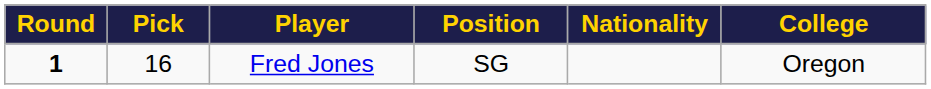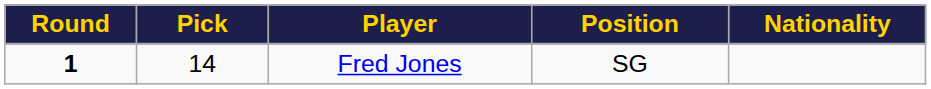- column: (824, 24)
(158, 63) 16 -> (202, 63) 14
